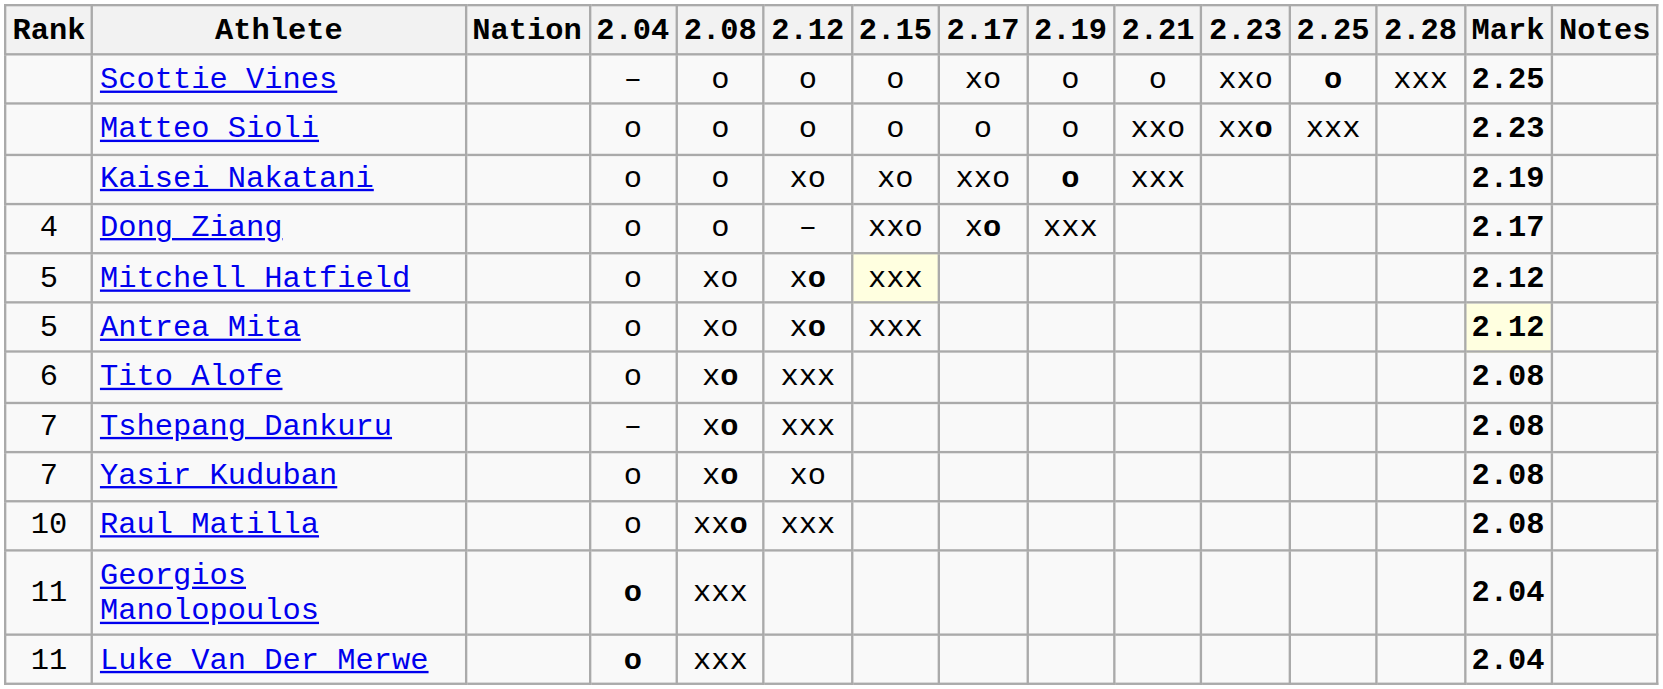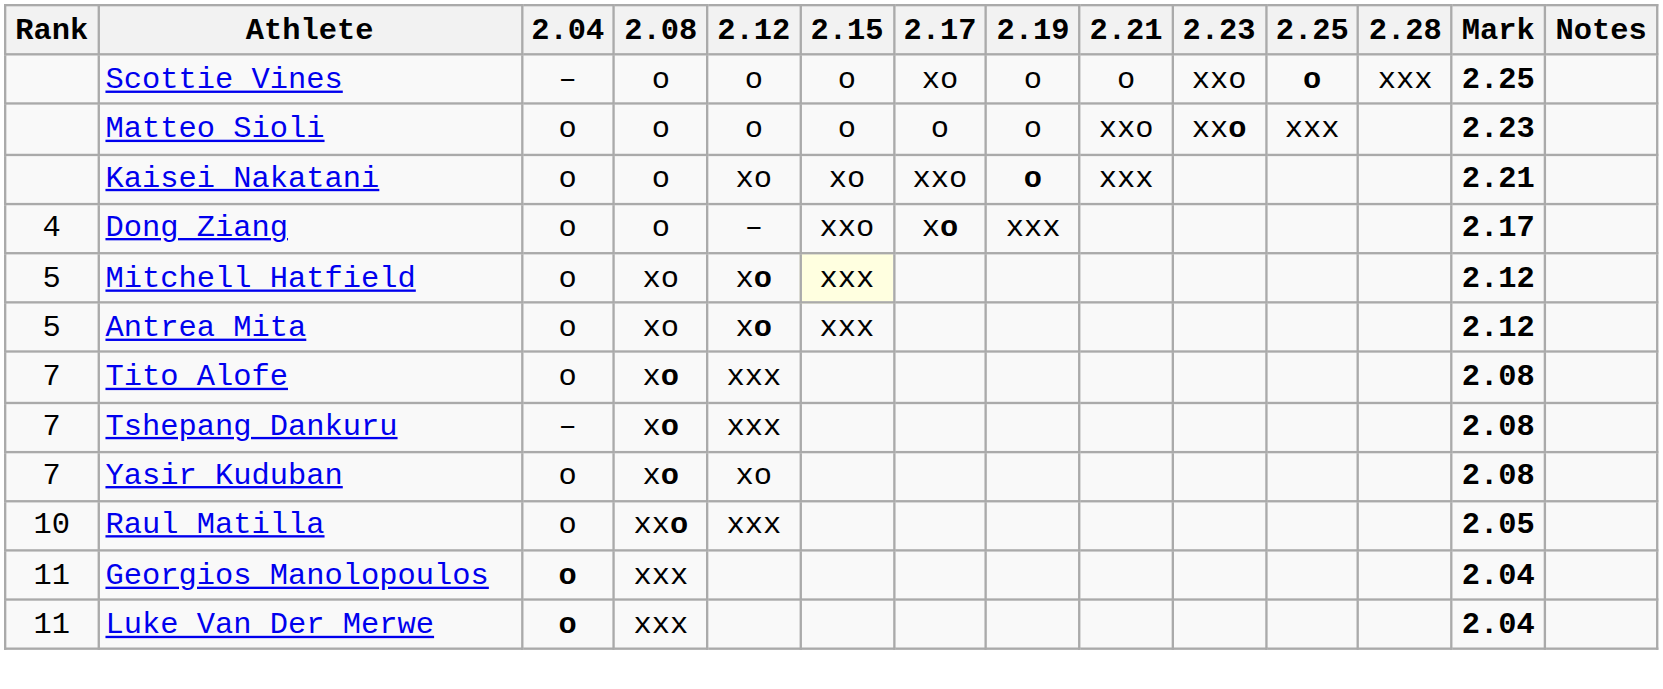- column: (527, 30)
(1508, 179) 2.19 -> (1498, 179) 2.21
(1508, 327) lightyellow background -> (1498, 327) no background
(49, 377) 6 -> (52, 377) 7
(1508, 526) 2.08 -> (1498, 526) 2.05
